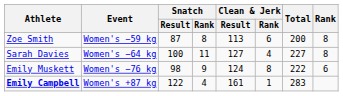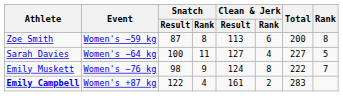(326, 54) 8 -> (326, 54) 5
(326, 69) 6 -> (326, 69) 7
(269, 83) 1 -> (269, 83) 2
